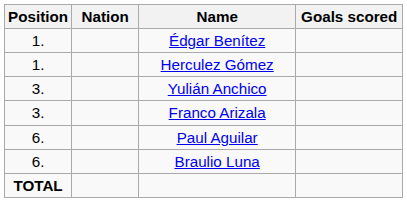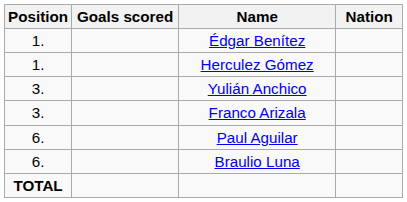columns swapped: (105, 17) <-> (349, 17)
